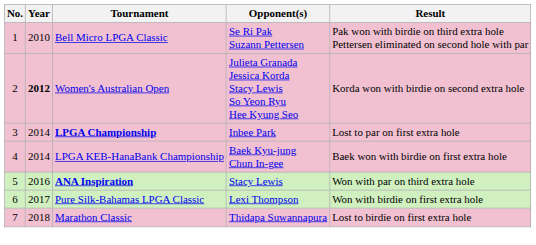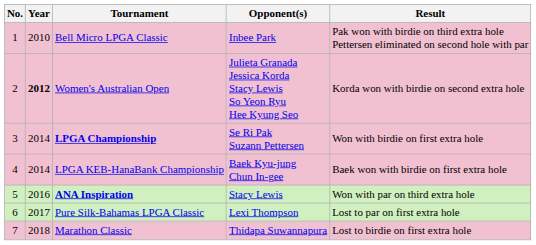(267, 38) Se Ri Pak Suzann Pettersen -> (253, 38) Inbee Park
(253, 132) Inbee Park -> (267, 139) Se Ri Pak Suzann Pettersen
(396, 132) Lost to par on first extra hole -> (408, 139) Won with birdie on first extra hole
(408, 199) Won with birdie on first extra hole -> (396, 212) Lost to par on first extra hole
